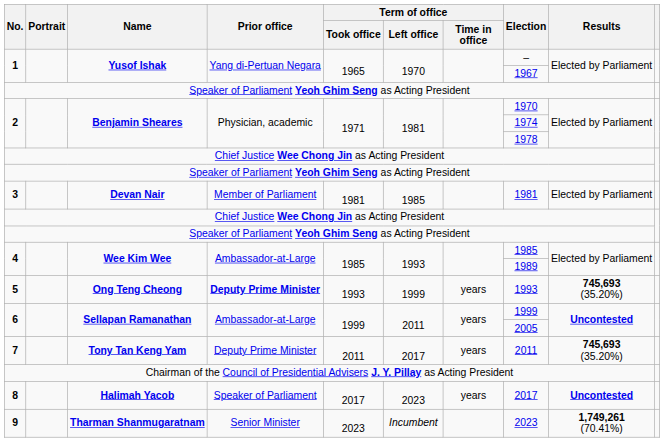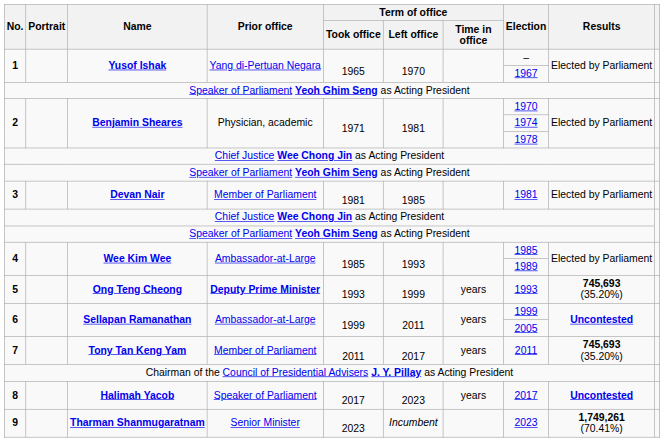(265, 350) Deputy Prime Minister -> (265, 350) Member of Parliament
